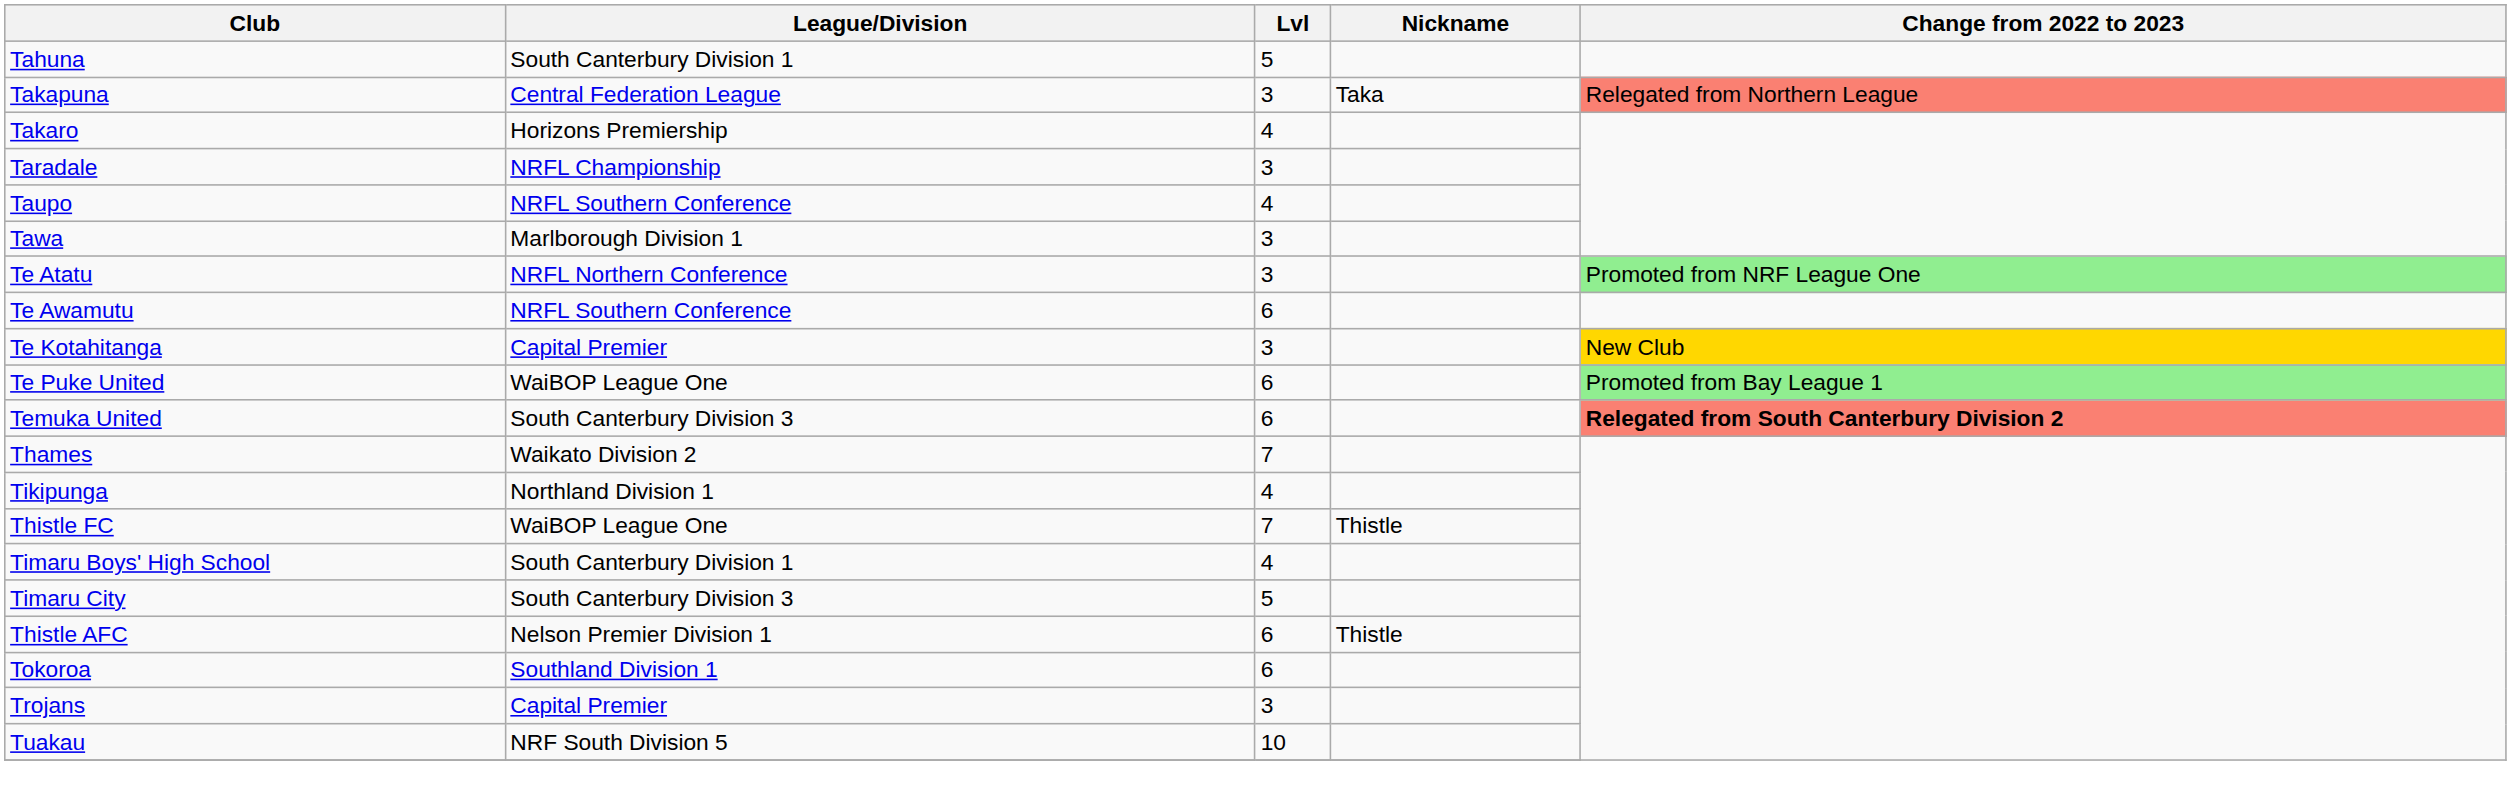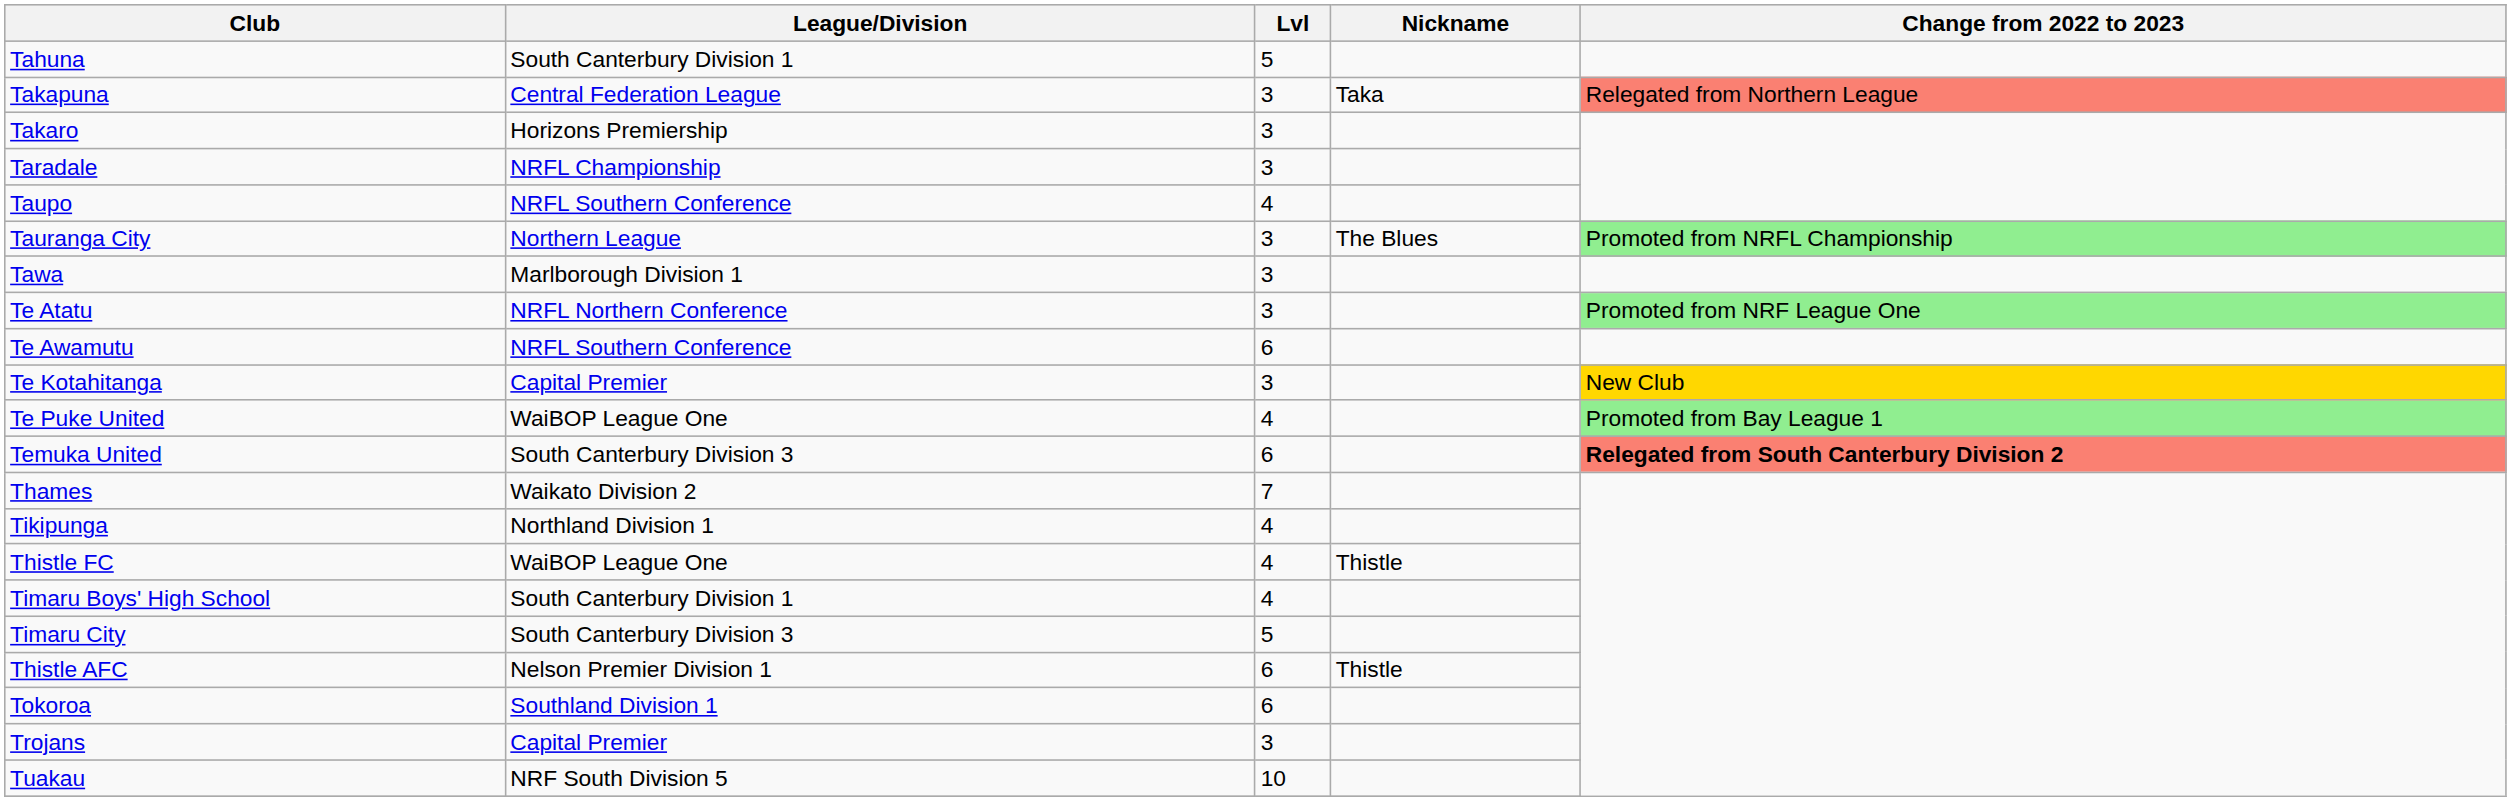(1267, 131) 4 -> (1267, 131) 3
+ row: (80, 239)
(1267, 383) 6 -> (1267, 419) 4
(1267, 526) 7 -> (1267, 562) 4
